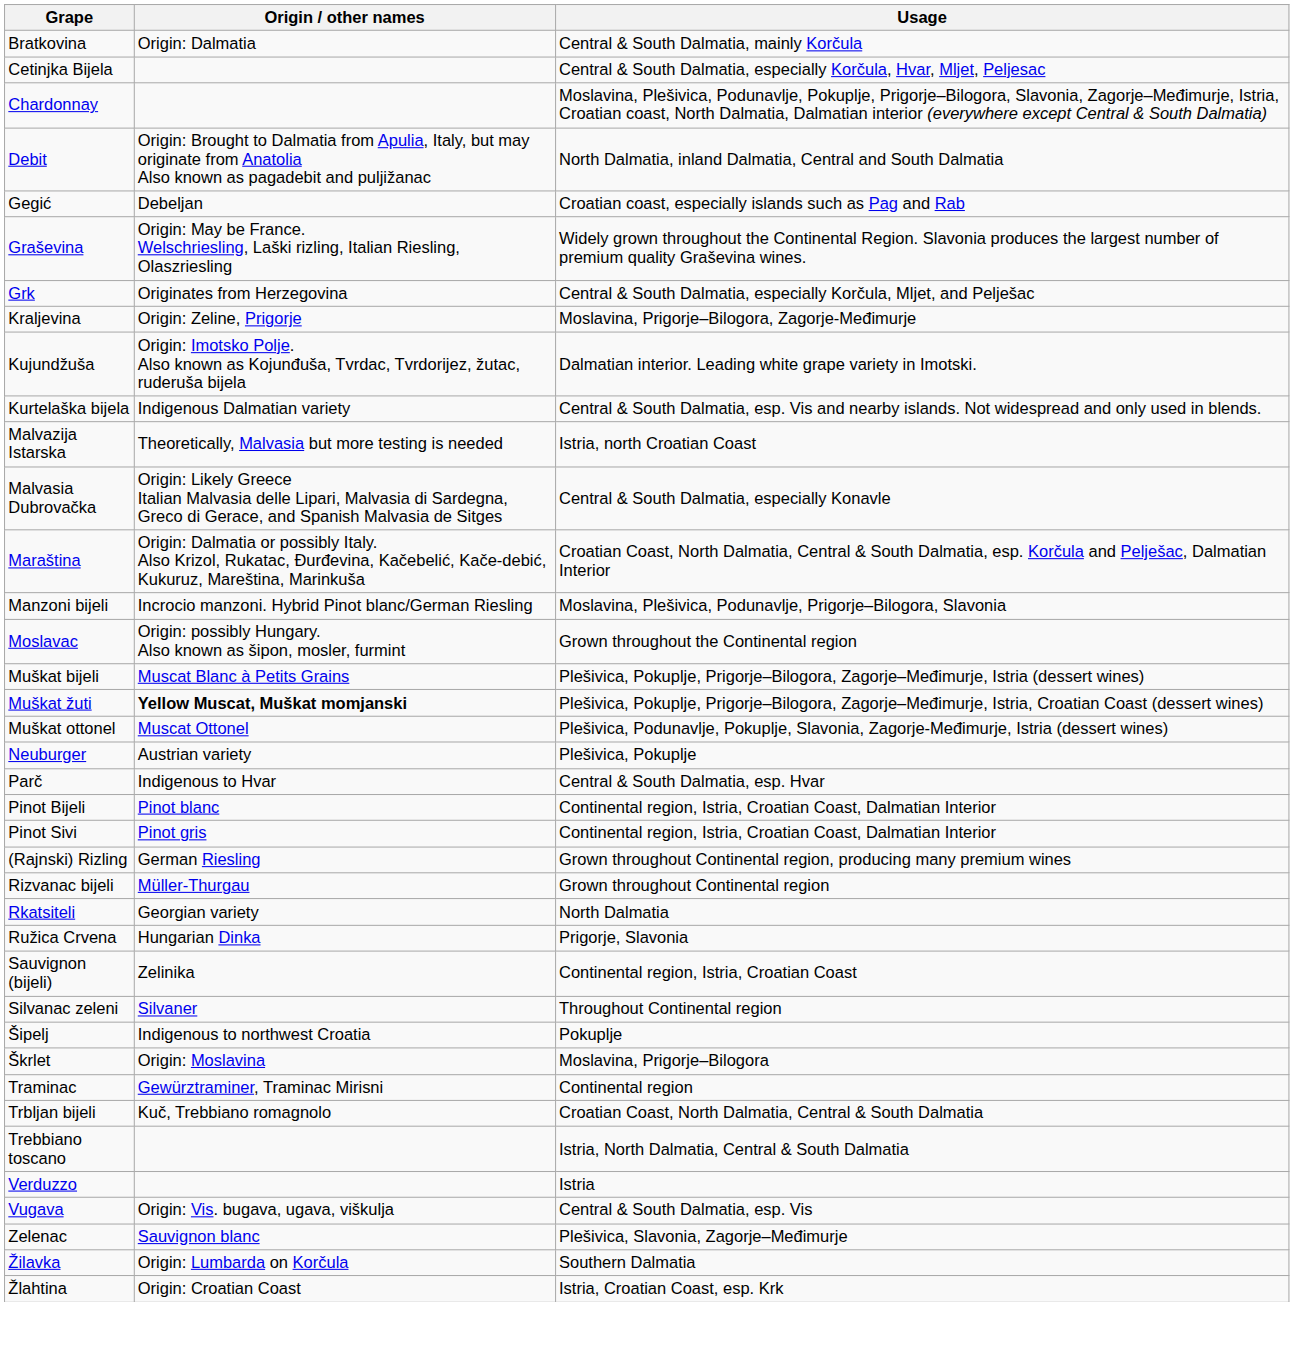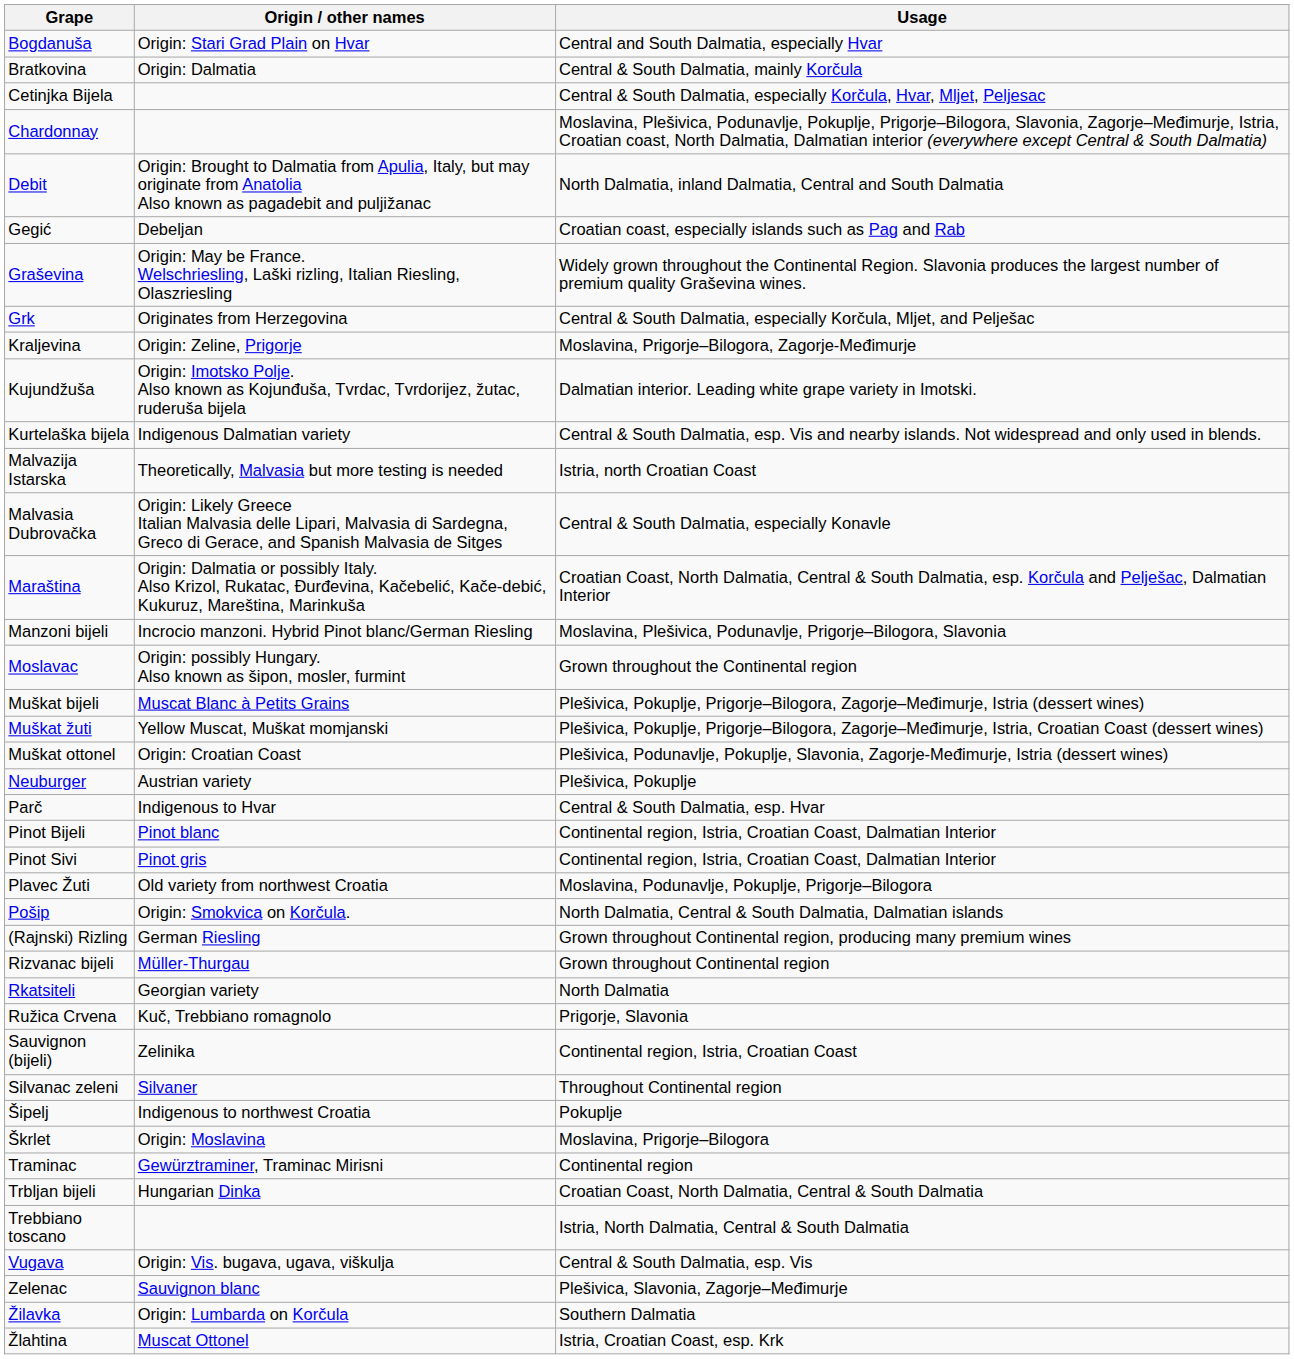+ row: (50, 43)
(272, 702) bold -> (263, 729) normal
(193, 729) Muscat Ottonel -> (219, 755) Origin: Croatian Coast
+ row: (49, 885)
+ row: (29, 911)
(199, 938) Hungarian Dinka -> (234, 1016) Kuč, Trebbiano romagnolo
(234, 1113) Kuč, Trebbiano romagnolo -> (199, 1191) Hungarian Dinka
- row: (43, 1184)
(219, 1288) Origin: Croatian Coast -> (193, 1341) Muscat Ottonel
